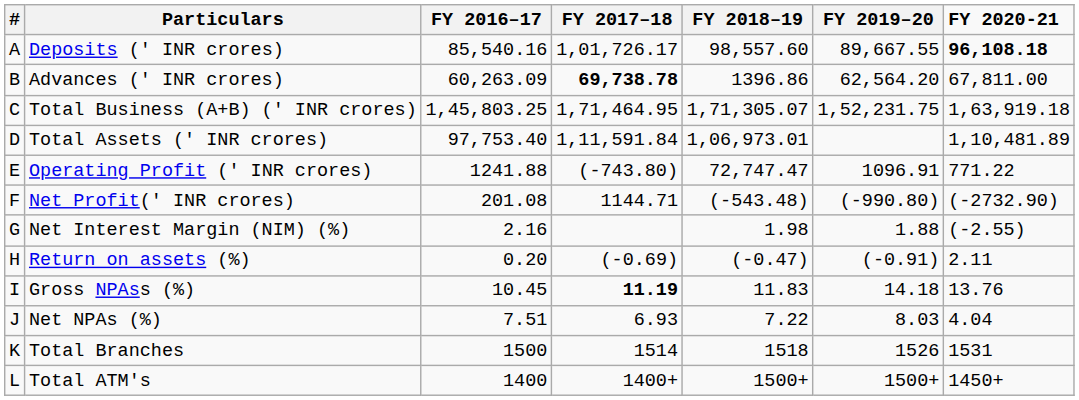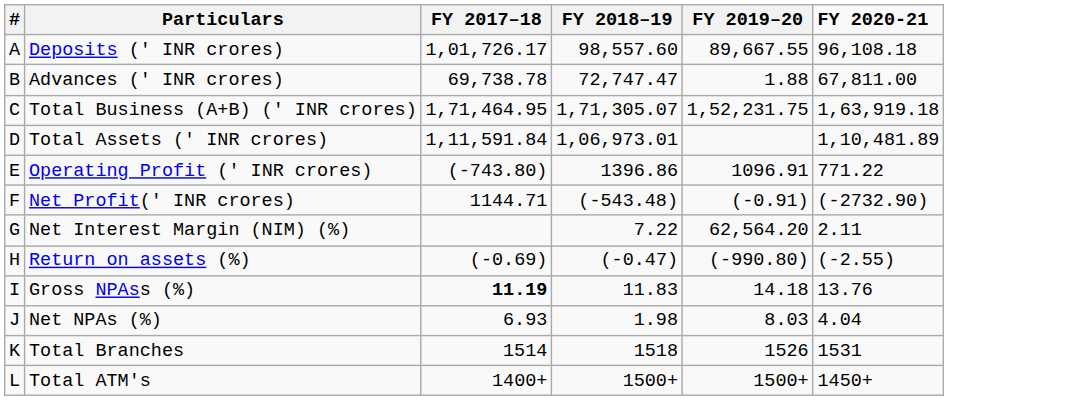- column: (486, 20)
(998, 50) bold -> (867, 50) normal
(628, 80) bold -> (498, 80) normal
(770, 80) 1396.86 -> (628, 80) 72,747.47
(890, 80) 62,564.20 -> (787, 80) 1.88
(759, 170) 72,747.47 -> (639, 170) 1396.86
(890, 200) (-990.80) -> (770, 200) (-0.91)
(787, 230) 1.98 -> (656, 230) 7.22
(917, 230) 1.88 -> (759, 230) 62,564.20
(987, 230) (-2.55) -> (840, 230) 2.11
(901, 260) (-0.91) -> (759, 260) (-990.80)
(970, 260) 2.11 -> (856, 260) (-2.55)
(787, 321) 7.22 -> (656, 321) 1.98
